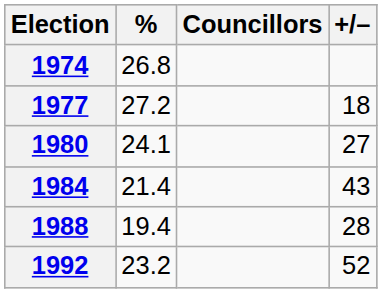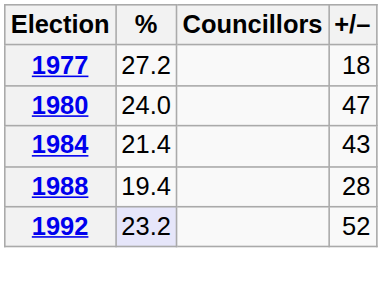- row: (60, 65)
(146, 145) 24.1 -> (146, 105) 24.0
(356, 145) 27 -> (356, 105) 47
(146, 266) no background -> (146, 226) lavender background
